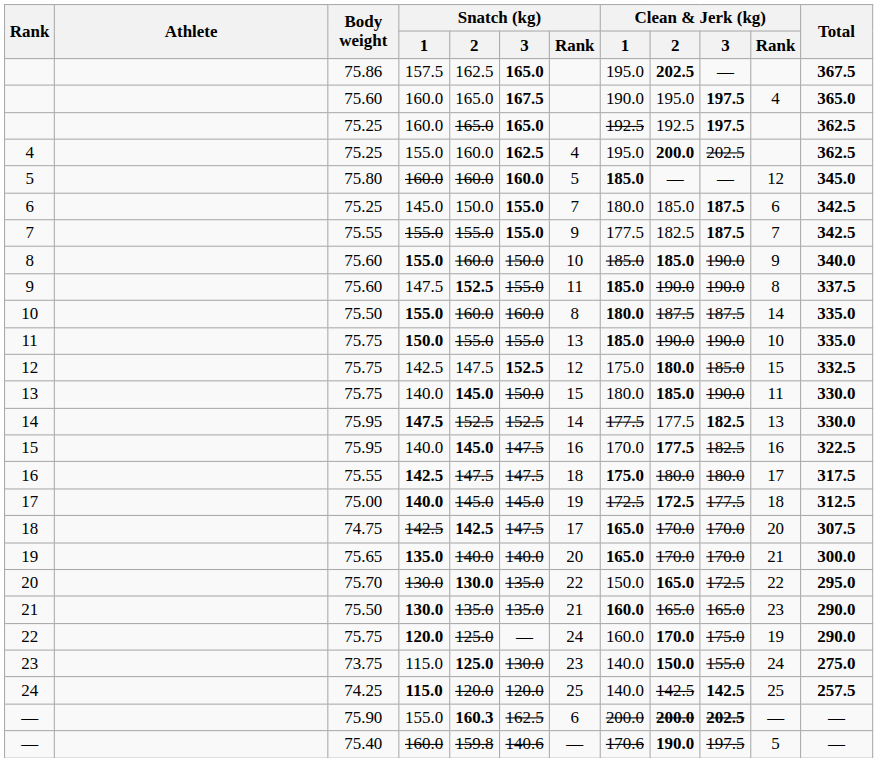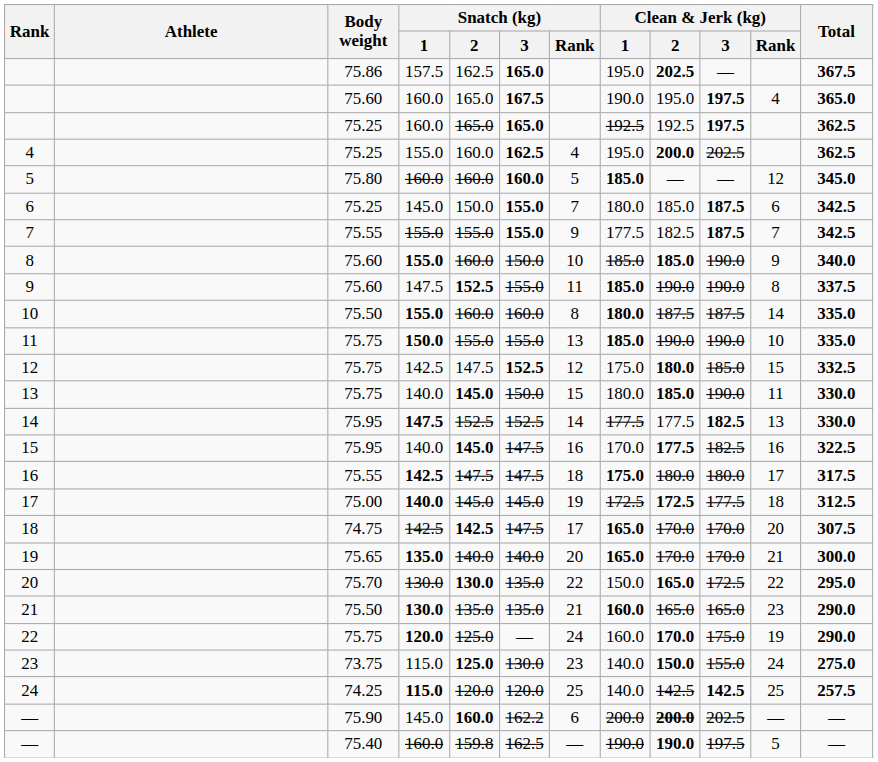(424, 717) 155.0 -> (424, 717) 145.0
(474, 717) 160.3 -> (474, 717) 160.0
(525, 717) 162.5 -> (525, 717) 162.2
(725, 717) bold -> (725, 717) normal
(525, 744) 140.6 -> (525, 744) 162.5
(625, 744) 170.6 -> (625, 744) 190.0
